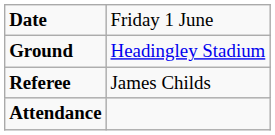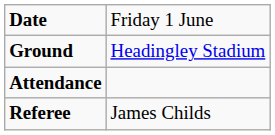rows swapped: (55, 113) <-> (40, 82)
